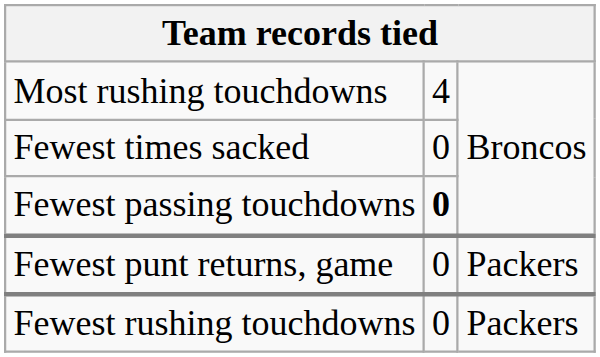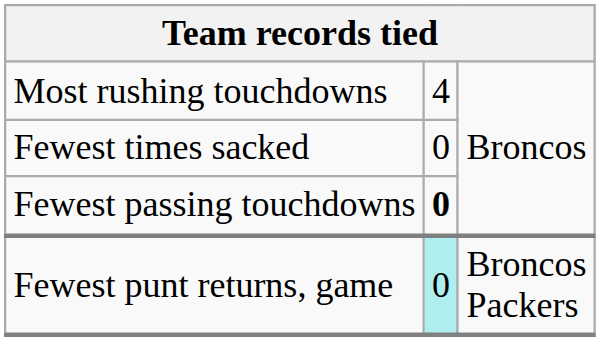(441, 263) no background -> (441, 283) paleturquoise background
(523, 263) Packers -> (527, 283) Broncos Packers
- row: (214, 323)
